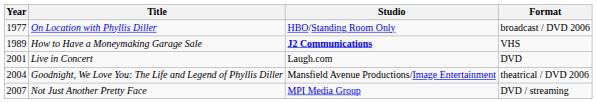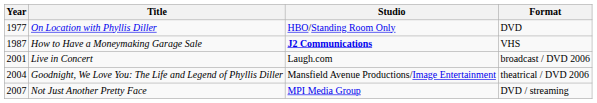(545, 28) broadcast / DVD 2006 -> (511, 28) DVD
(17, 43) 1989 -> (17, 43) 1987
(511, 59) DVD -> (545, 59) broadcast / DVD 2006
